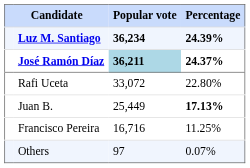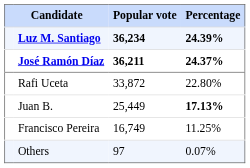(129, 61) lightblue background -> (129, 61) no background
(129, 83) 33,072 -> (129, 83) 33,872
(129, 128) 16,716 -> (129, 128) 16,749
